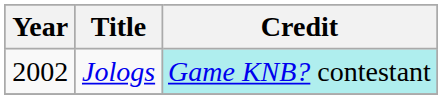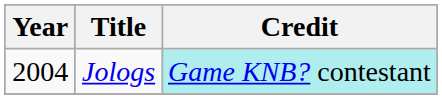(40, 71) 2002 -> (40, 71) 2004
